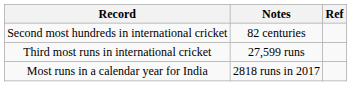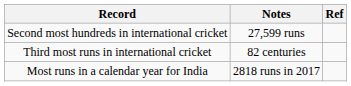(276, 33) 82 centuries -> (276, 33) 27,599 runs
(276, 52) 27,599 runs -> (276, 52) 82 centuries
